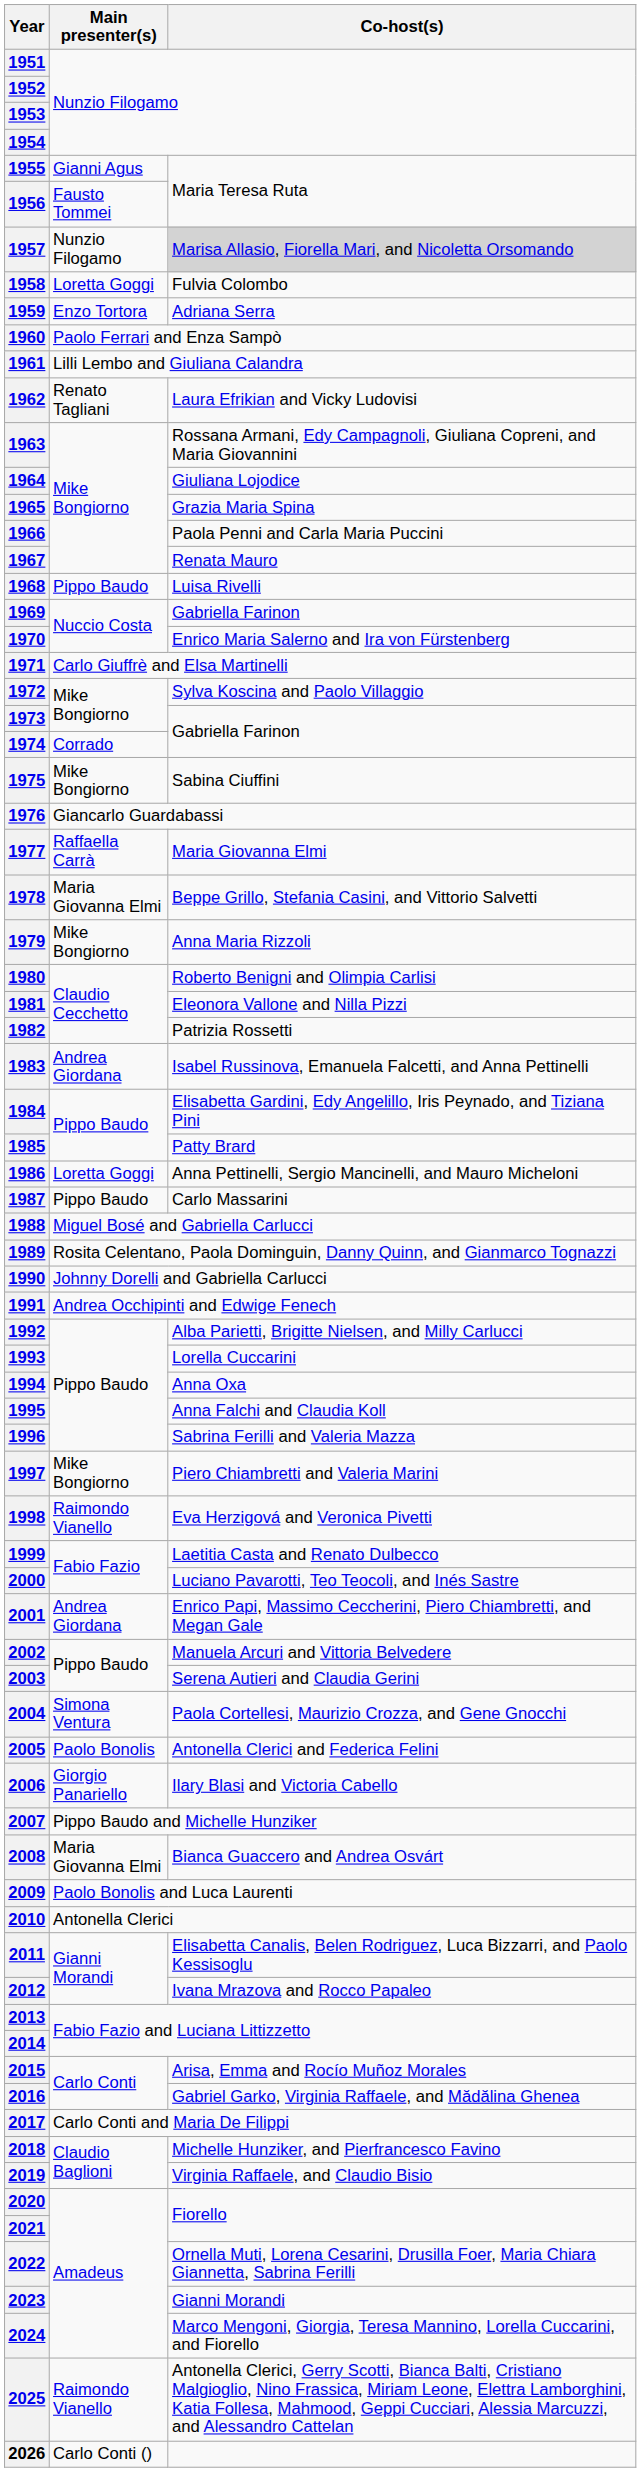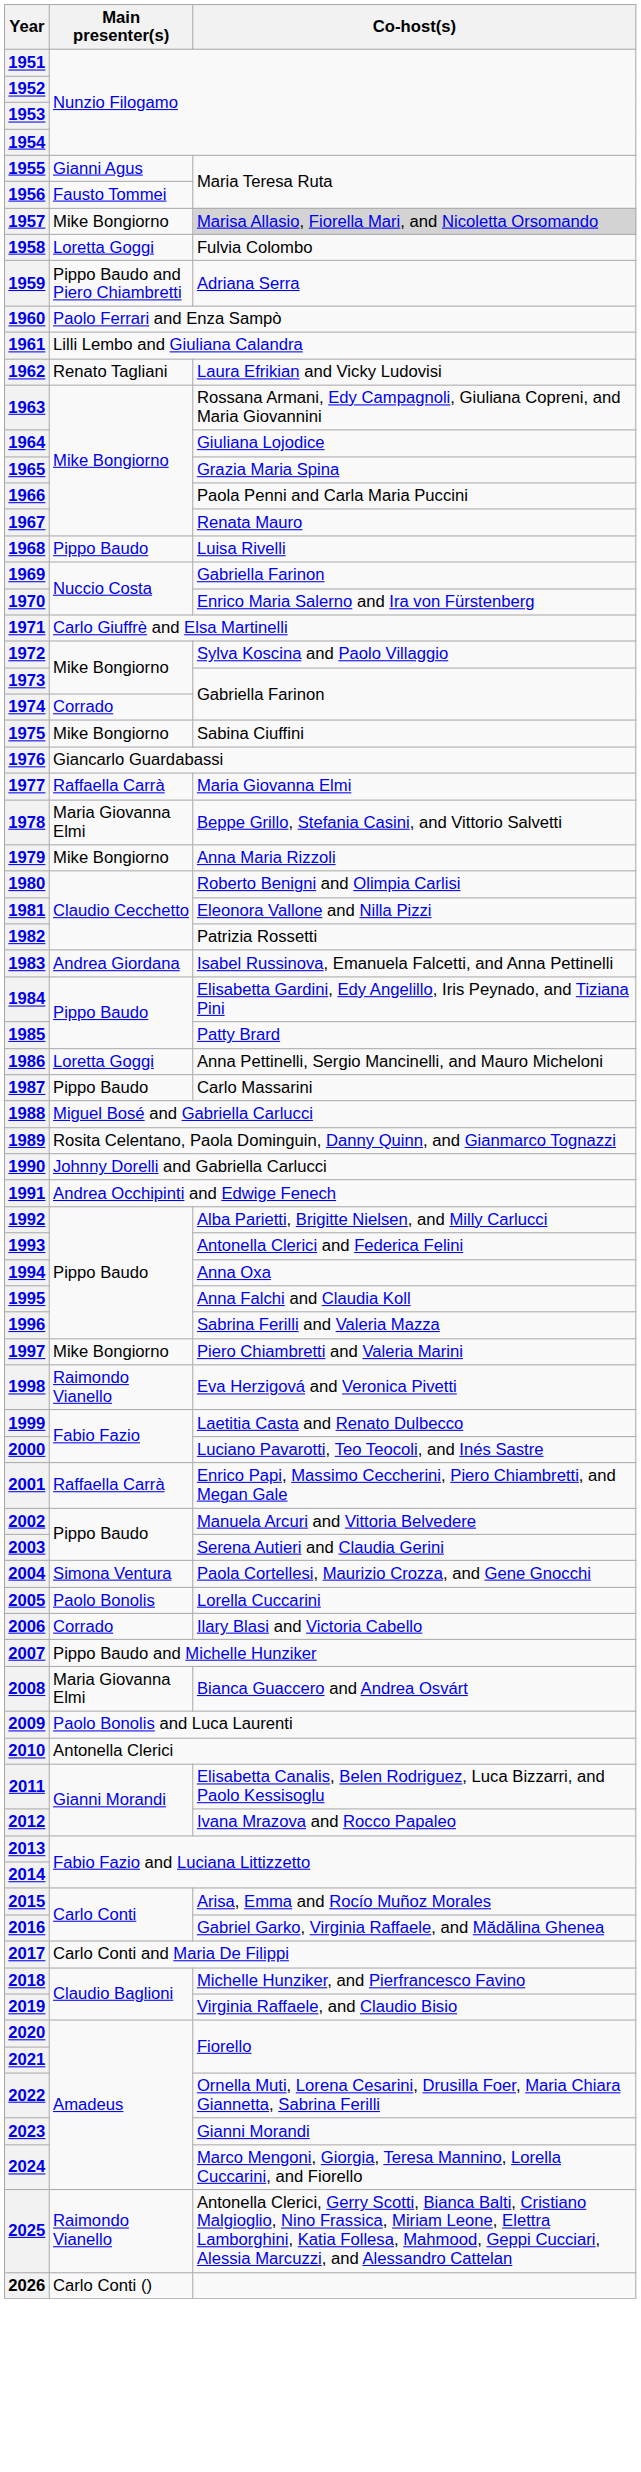(87, 249) Nunzio Filogamo -> (111, 221) Mike Bongiorno
(100, 311) Enzo Tortora -> (117, 283) Pippo Baudo and Piero Chiambretti
(234, 1358) Lorella Cuccarini -> (330, 1246) Antonella Clerici and Federica Felini
(87, 1616) Andrea Giordana -> (109, 1485) Raffaella Carrà
(305, 1749) Antonella Clerici and Federica Felini -> (259, 1600) Lorella Cuccarini
(90, 1785) Giorgio Panariello -> (83, 1626) Corrado
